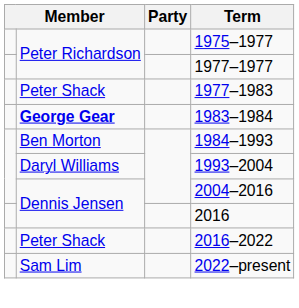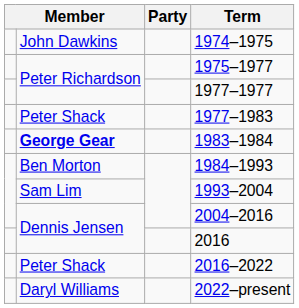+ row: (234, 41)
(69, 166) Daryl Williams -> (51, 191) Sam Lim
(51, 265) Sam Lim -> (69, 290) Daryl Williams
